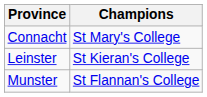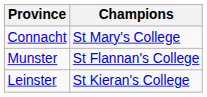rows swapped: (32, 59) <-> (32, 80)
